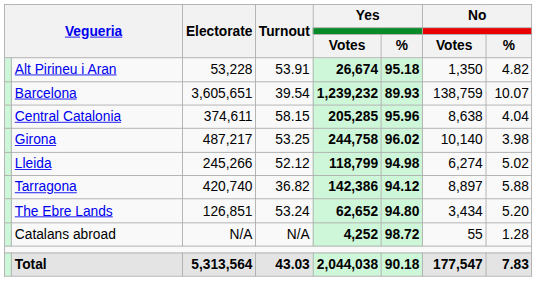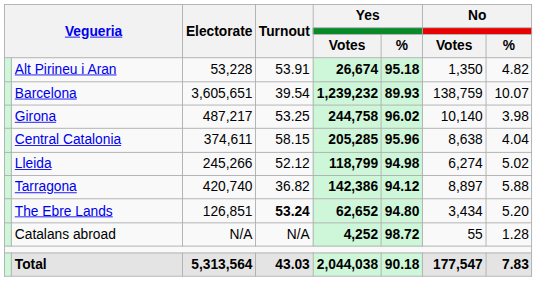rows swapped: (68, 116) <-> (35, 140)
(293, 210) normal -> (293, 210) bold
